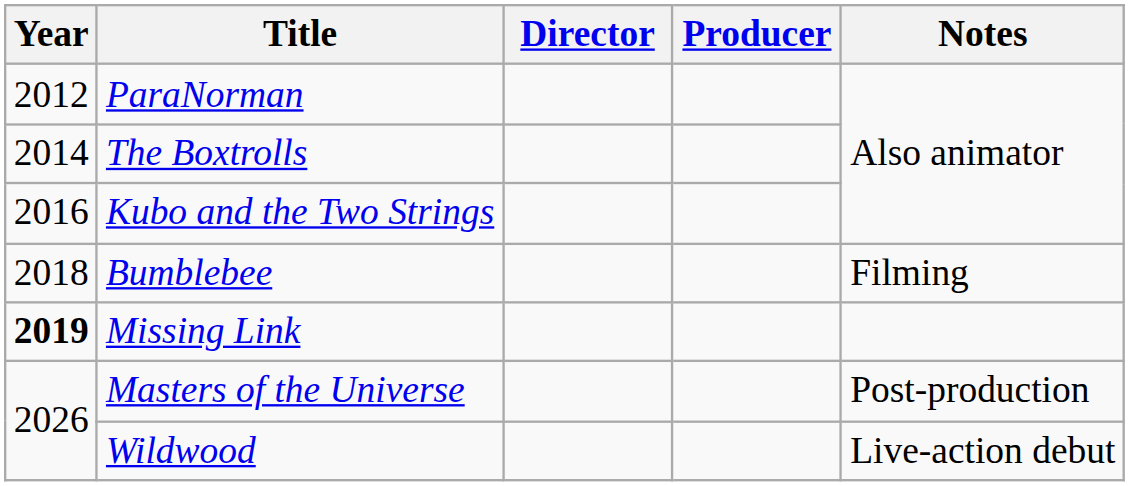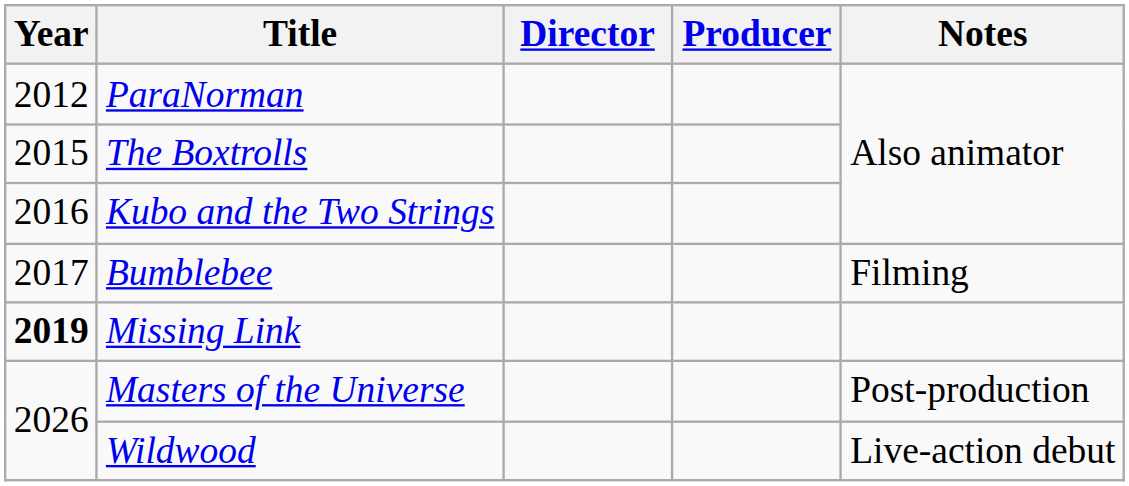(51, 152) 2014 -> (51, 152) 2015
(51, 271) 2018 -> (51, 271) 2017
